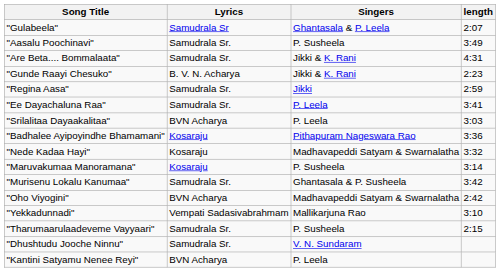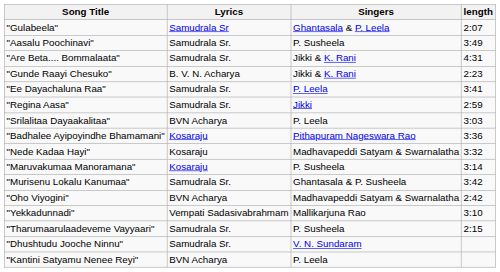rows swapped: (56, 105) <-> (38, 89)
